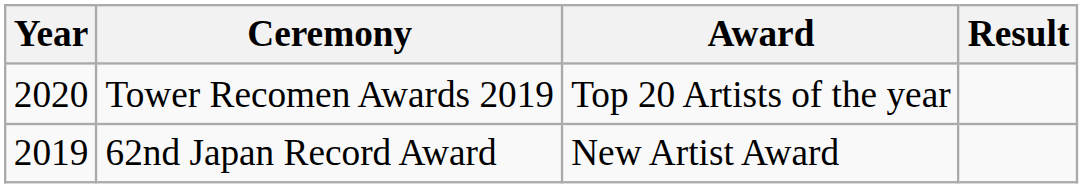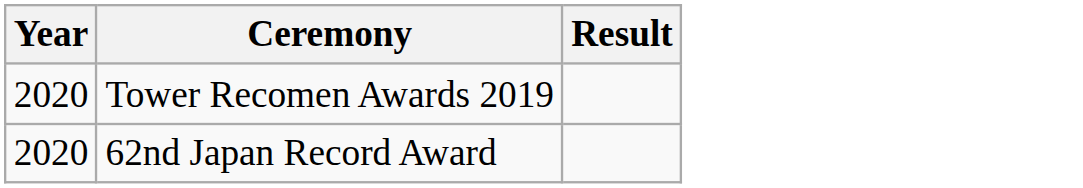- column: (761, 34)
(51, 152) 2019 -> (51, 152) 2020
